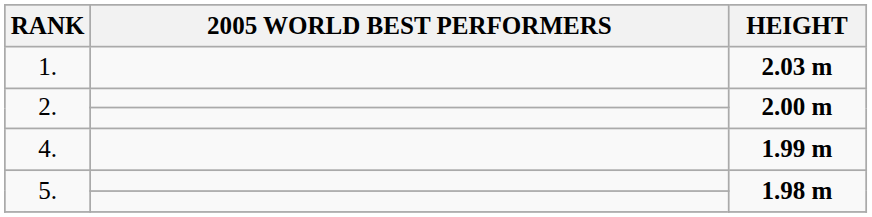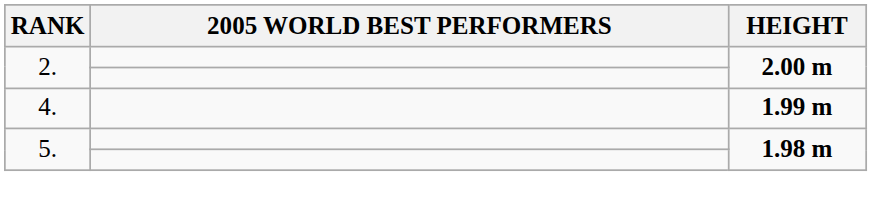- row: (48, 66)
